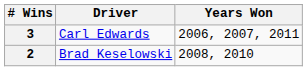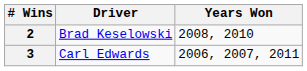rows swapped: (30, 35) <-> (30, 56)
